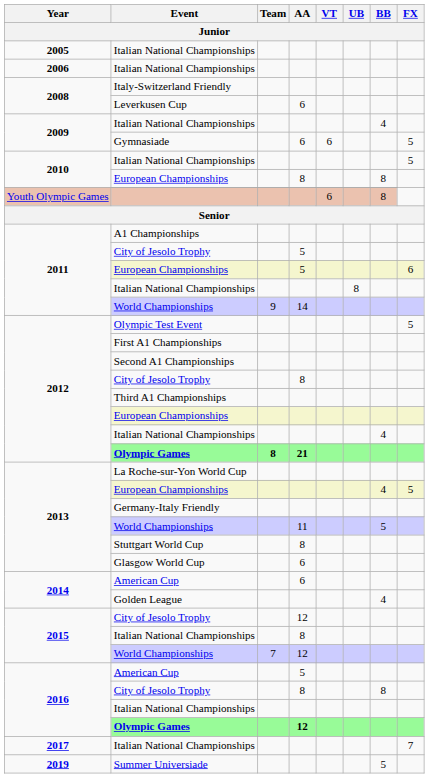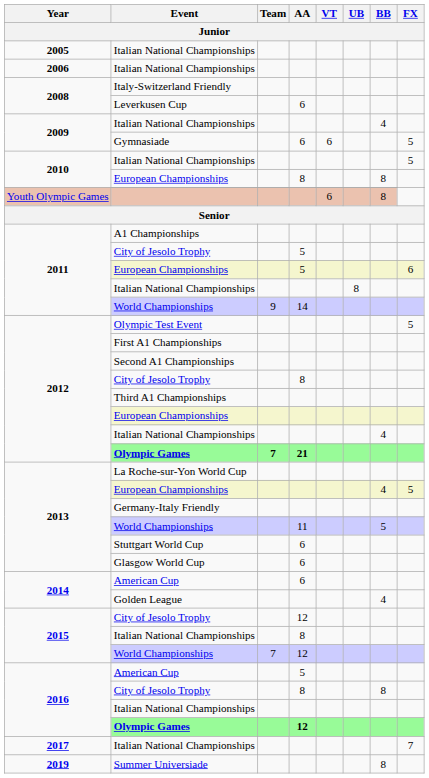(273, 452) 8 -> (273, 452) 7
(302, 544) 8 -> (302, 544) 6
(383, 763) 5 -> (383, 763) 8
